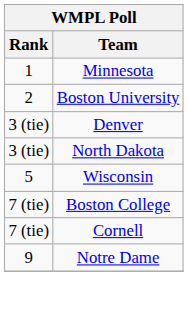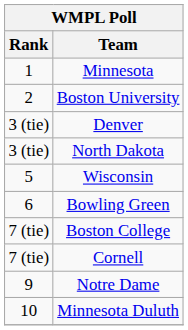+ row: (118, 204)
+ row: (118, 310)
